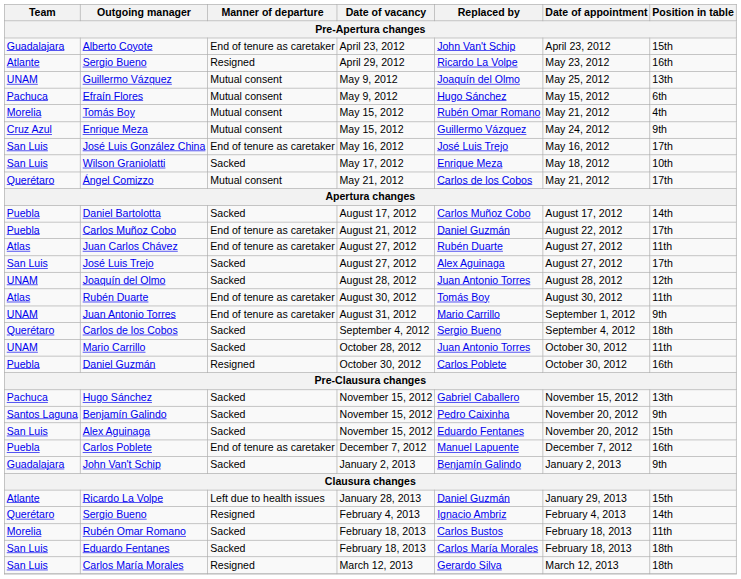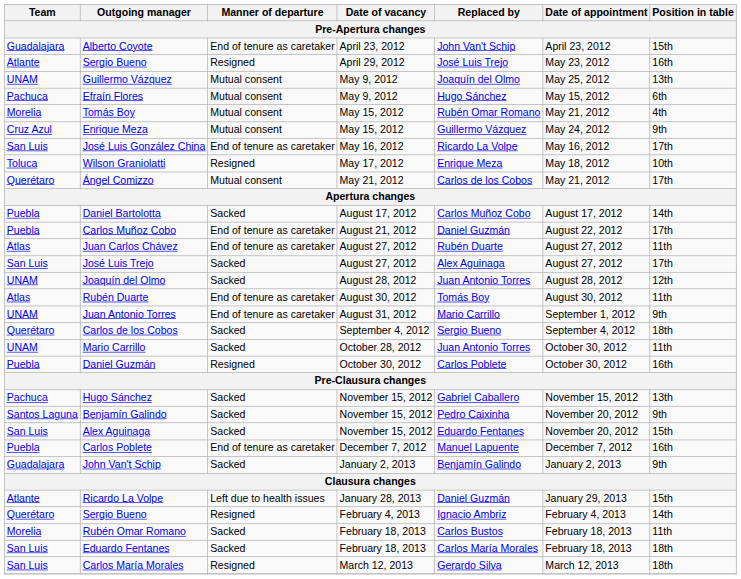(477, 63) Ricardo La Volpe -> (473, 63) José Luis Trejo
(473, 146) José Luis Trejo -> (477, 146) Ricardo La Volpe
(27, 163) San Luis -> (22, 163) Toluca
(228, 163) Sacked -> (233, 163) Resigned
